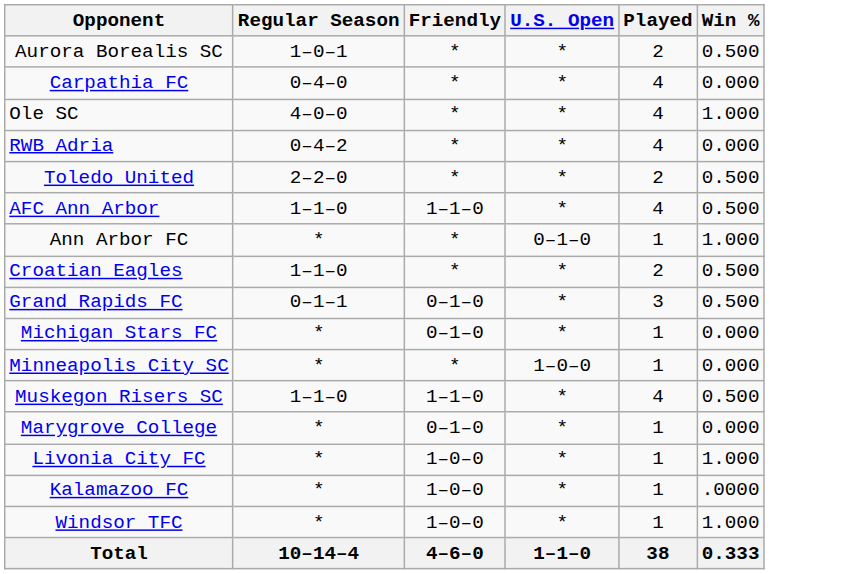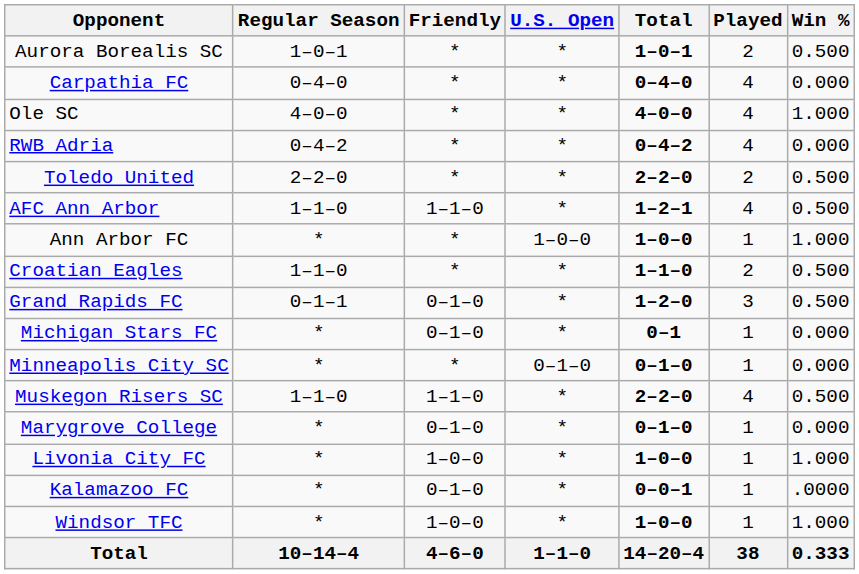+ column: (664, 20)
(562, 240) 0–1–0 -> (562, 240) 1–0–0
(562, 365) 1–0–0 -> (562, 365) 0–1–0
(455, 491) 1–0–0 -> (455, 491) 0–1–0
